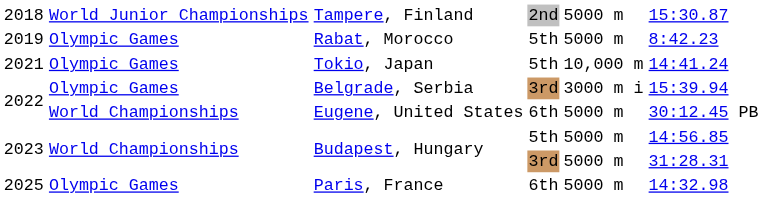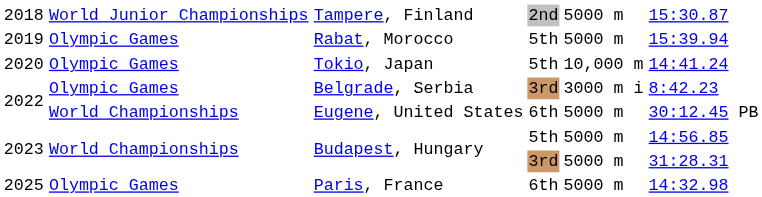(684, 40) 8:42.23 -> (689, 40) 15:39.94
(24, 64) 2021 -> (24, 64) 2020
(689, 88) 15:39.94 -> (684, 88) 8:42.23
